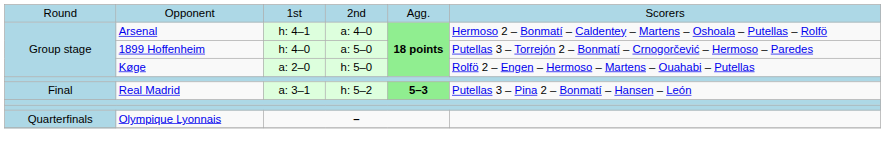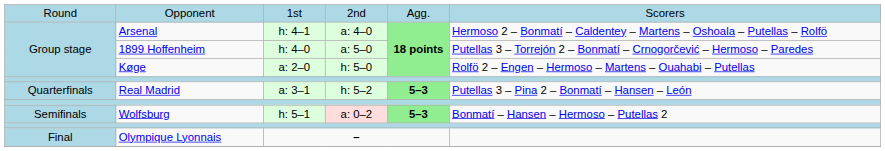(60, 90) Final -> (60, 90) Quarterfinals
+ row: (144, 114)
(60, 119) Quarterfinals -> (60, 137) Final
